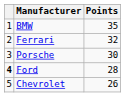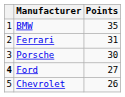(113, 41) 32 -> (113, 41) 31
(113, 70) 28 -> (113, 70) 27
